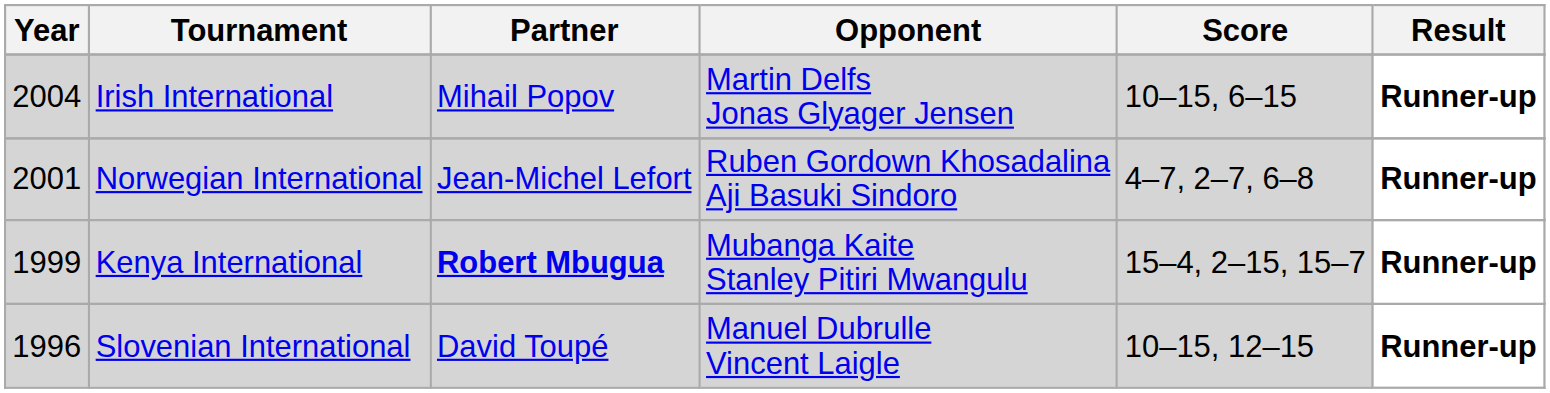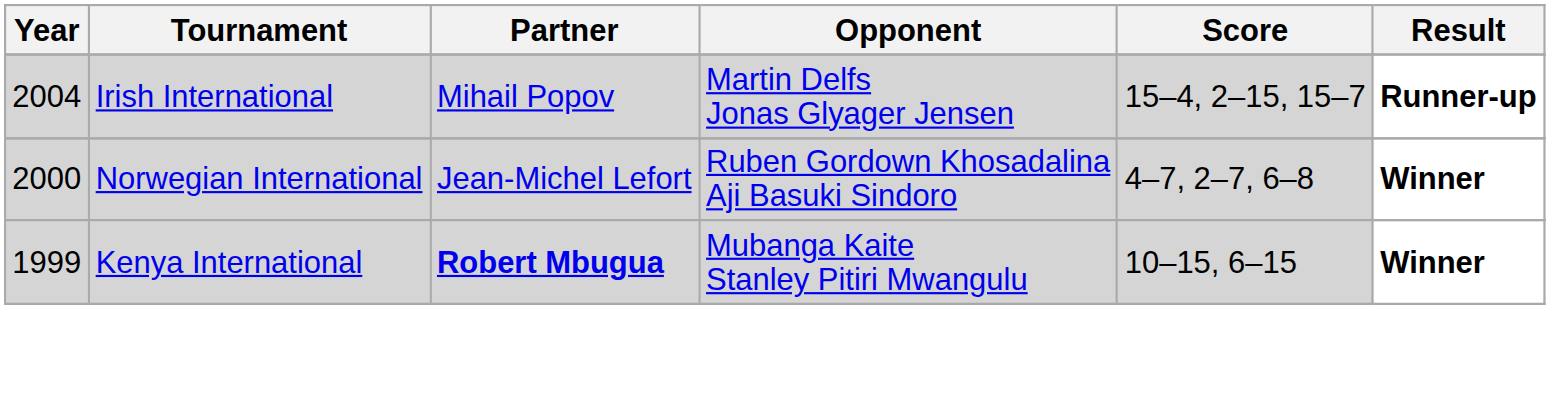(1211, 96) 10–15, 6–15 -> (1245, 96) 15–4, 2–15, 15–7
(47, 179) 2001 -> (47, 179) 2000
(1458, 179) Runner-up -> (1432, 179) Winner
(1245, 263) 15–4, 2–15, 15–7 -> (1211, 263) 10–15, 6–15
(1458, 263) Runner-up -> (1432, 263) Winner
- row: (253, 346)
